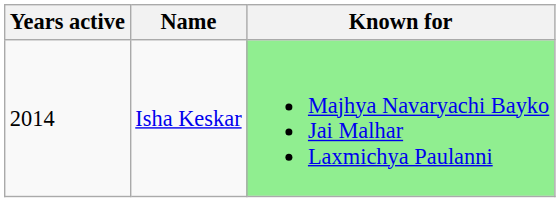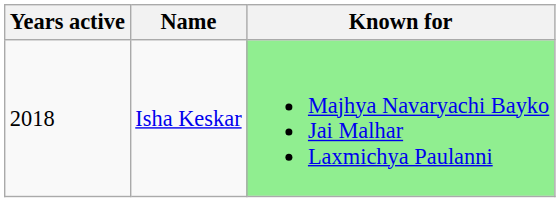(32, 117) 2014 -> (32, 117) 2018
